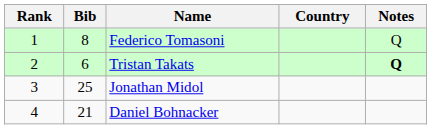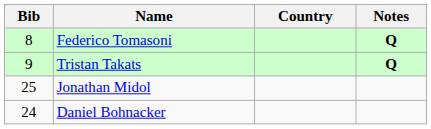- column: (34, 16)
(396, 40) normal -> (391, 40) bold
(85, 64) 6 -> (29, 64) 9
(85, 111) 21 -> (29, 111) 24
